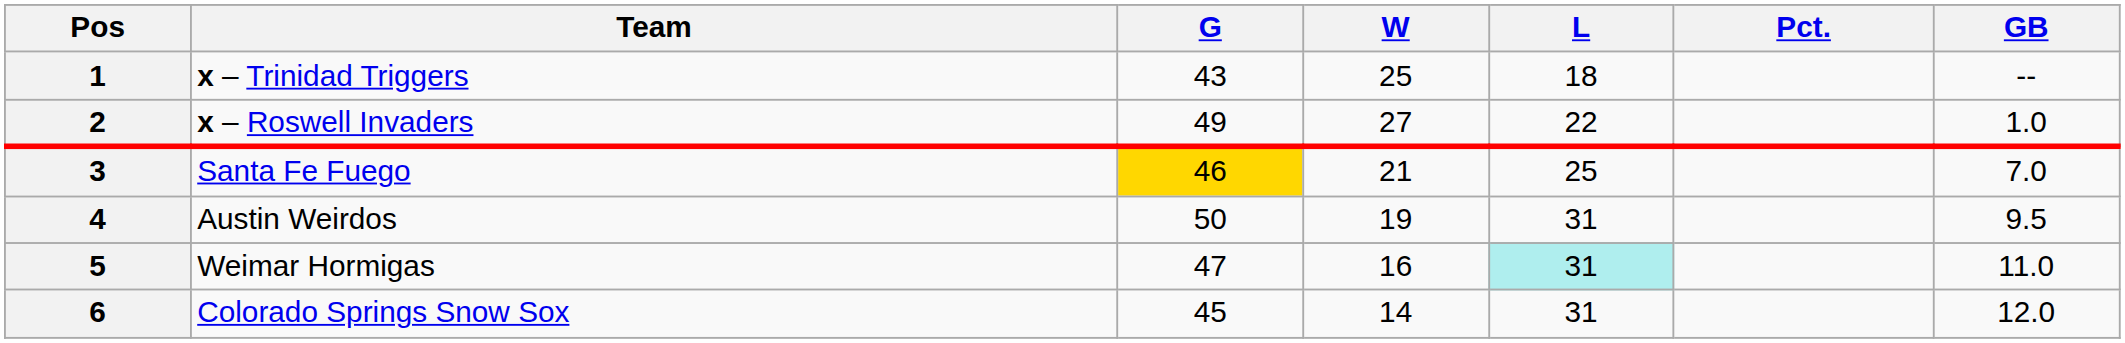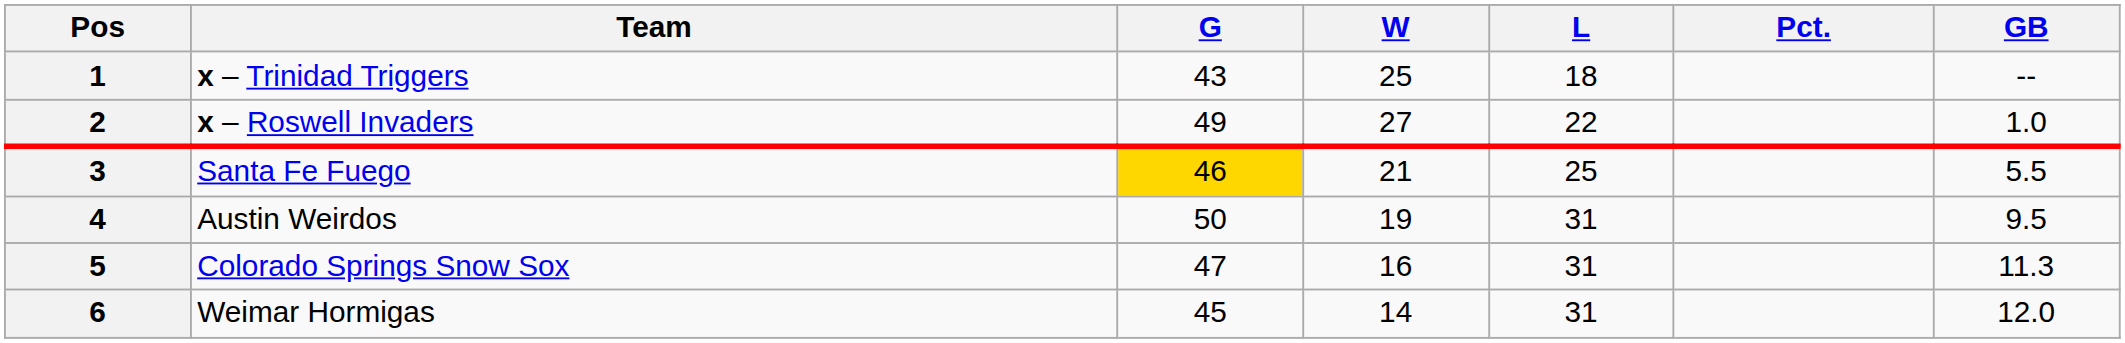(2026, 171) 7.0 -> (2026, 171) 5.5
(316, 265) Weimar Hormigas -> (383, 265) Colorado Springs Snow Sox
(1581, 265) paleturquoise background -> (1581, 265) no background
(2026, 265) 11.0 -> (2026, 265) 11.3
(383, 313) Colorado Springs Snow Sox -> (316, 313) Weimar Hormigas
